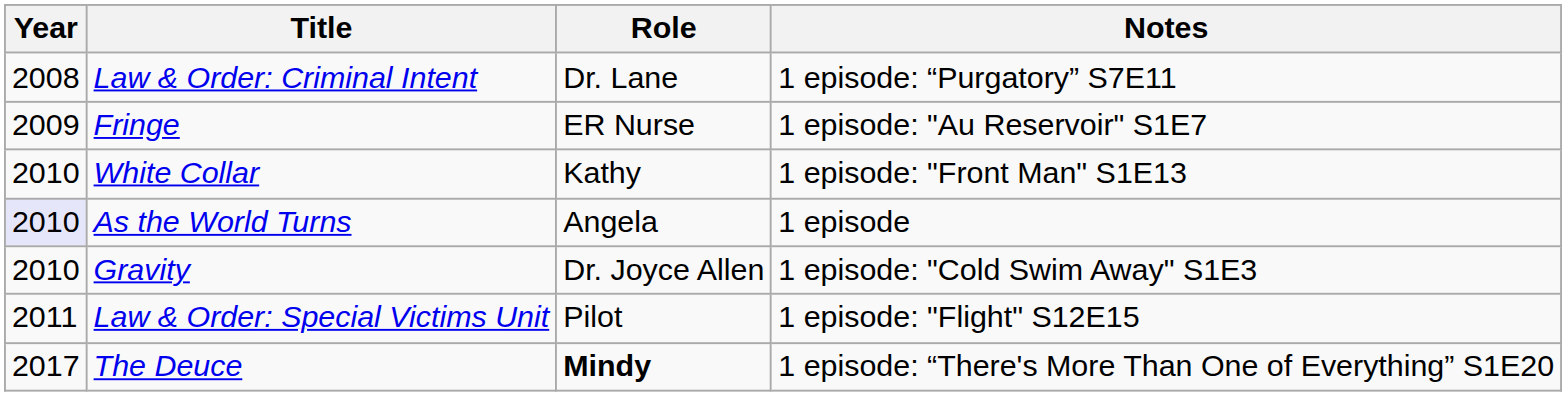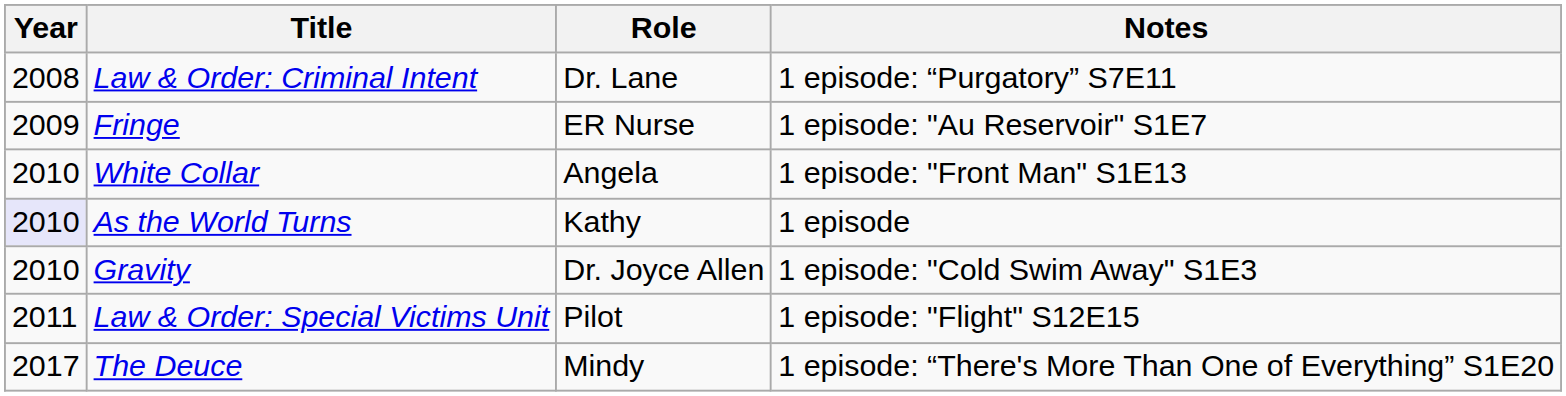(602, 173) Kathy -> (611, 173) Angela
(611, 221) Angela -> (602, 221) Kathy
(607, 366) bold -> (604, 366) normal
